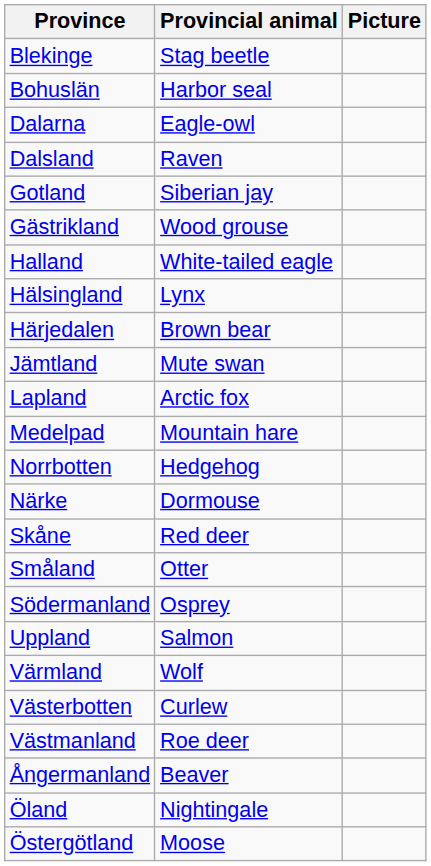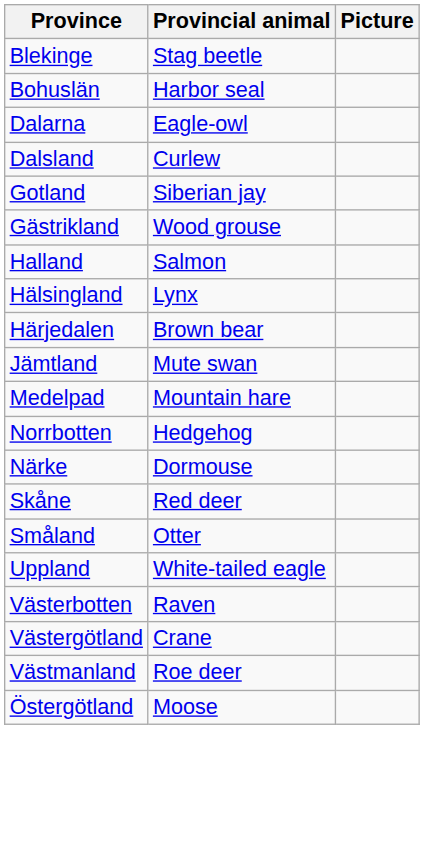(191, 158) Raven -> (187, 158) Curlew
(247, 261) White-tailed eagle -> (190, 261) Salmon
- row: (48, 398)
- row: (80, 603)
(197, 638) Salmon -> (239, 569) White-tailed eagle
- row: (56, 672)
(194, 706) Curlew -> (184, 603) Raven
+ row: (76, 638)
- row: (80, 775)
- row: (38, 809)
